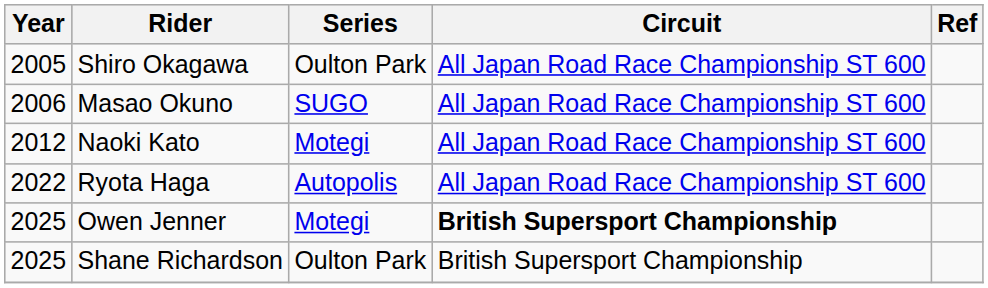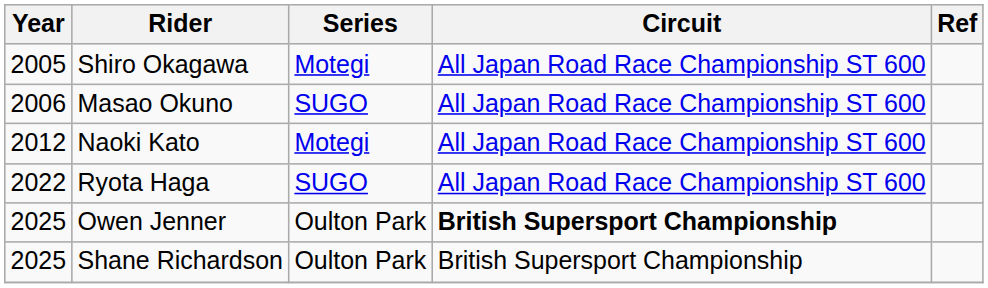(360, 63) Oulton Park -> (332, 63) Motegi
(346, 182) Autopolis -> (331, 182) SUGO
(332, 222) Motegi -> (360, 222) Oulton Park
